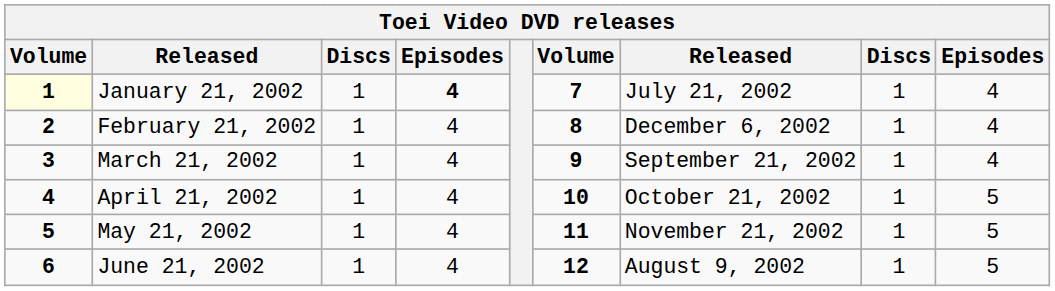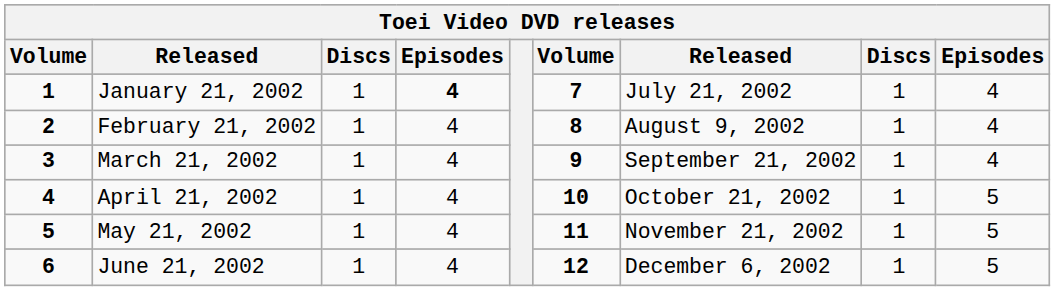(49, 92) lightyellow background -> (49, 92) no background
(728, 127) December 6, 2002 -> (715, 127) August 9, 2002
(715, 267) August 9, 2002 -> (728, 267) December 6, 2002
